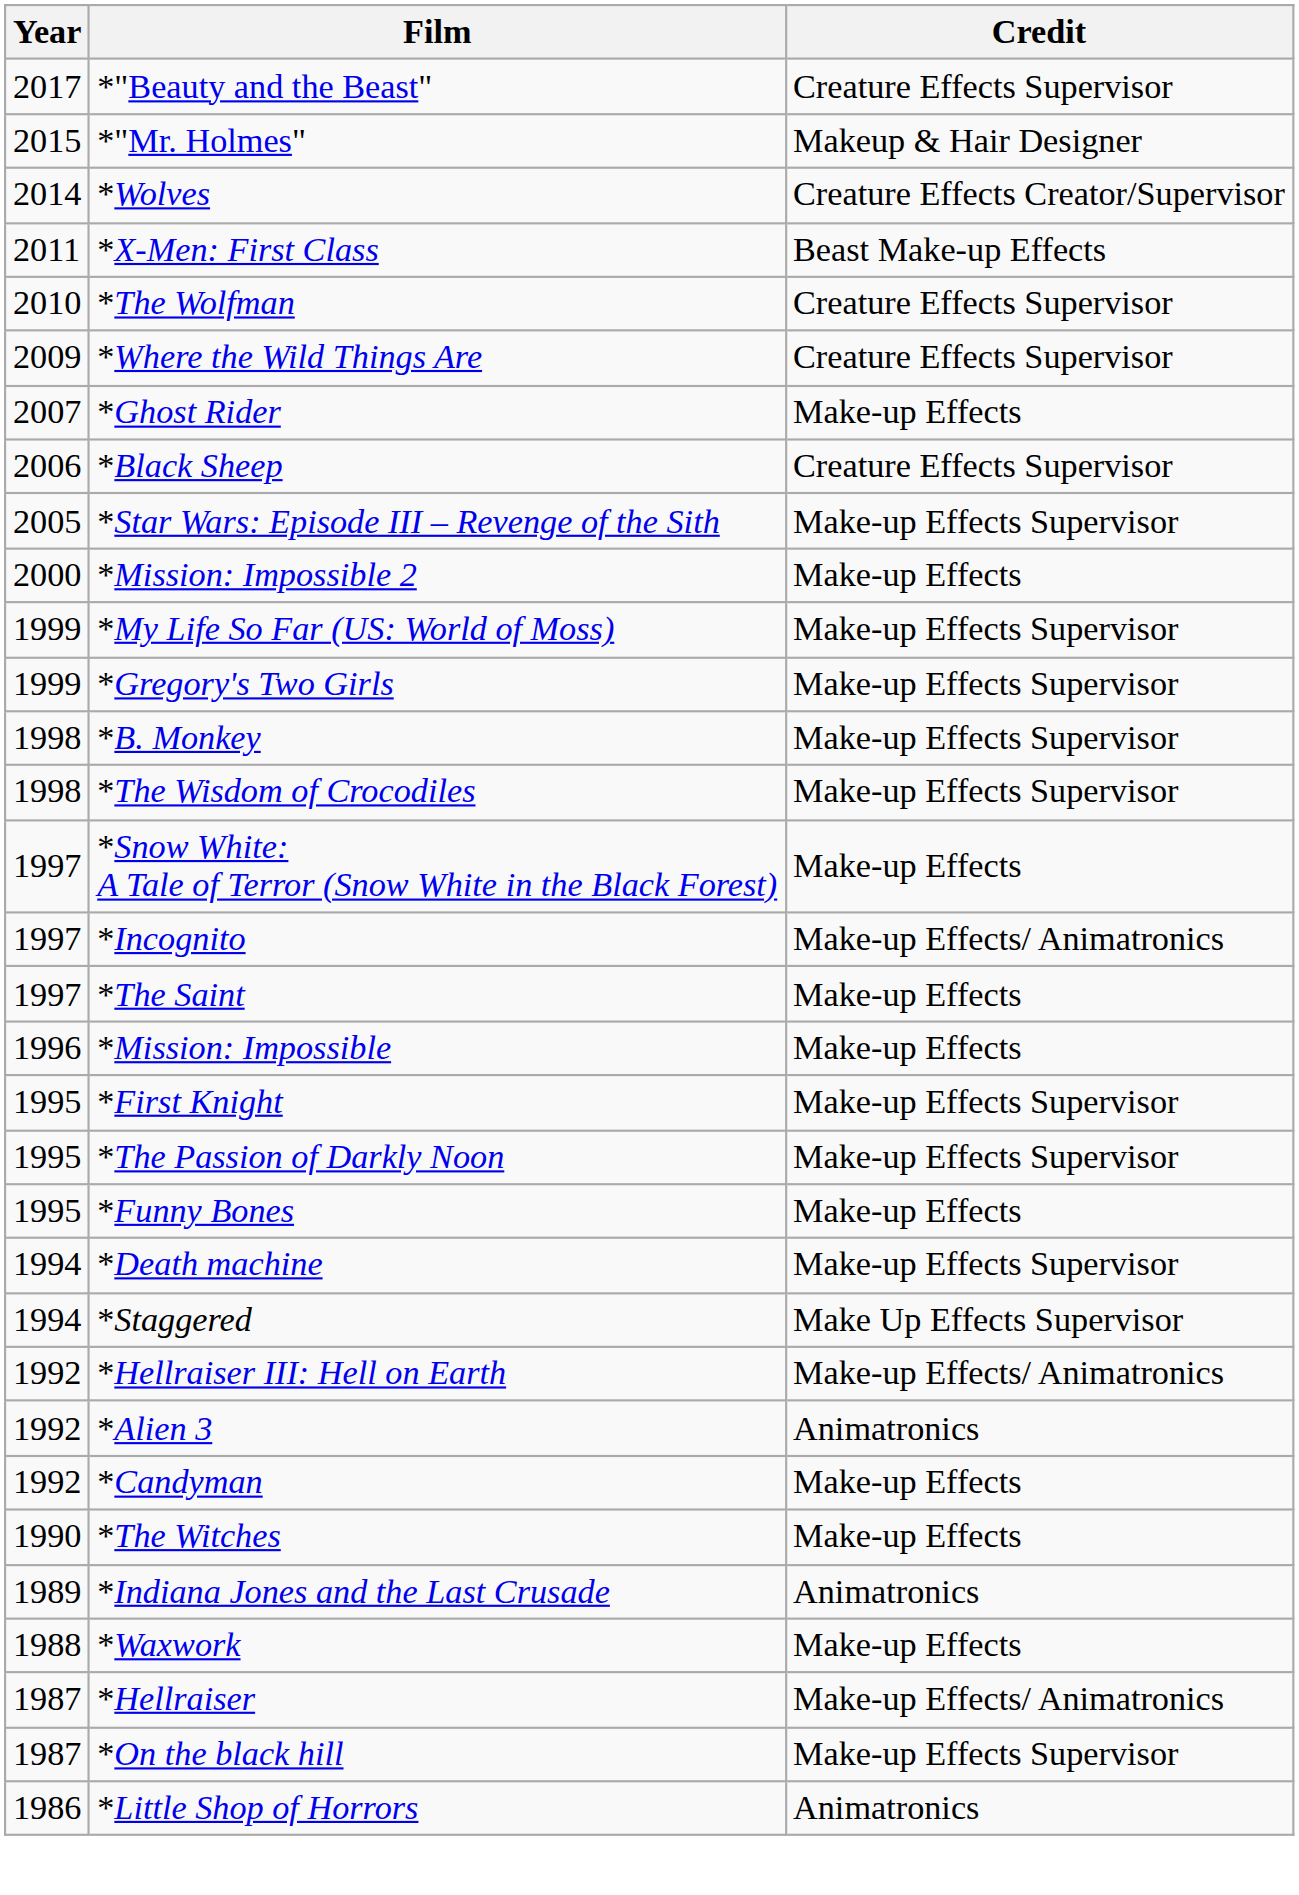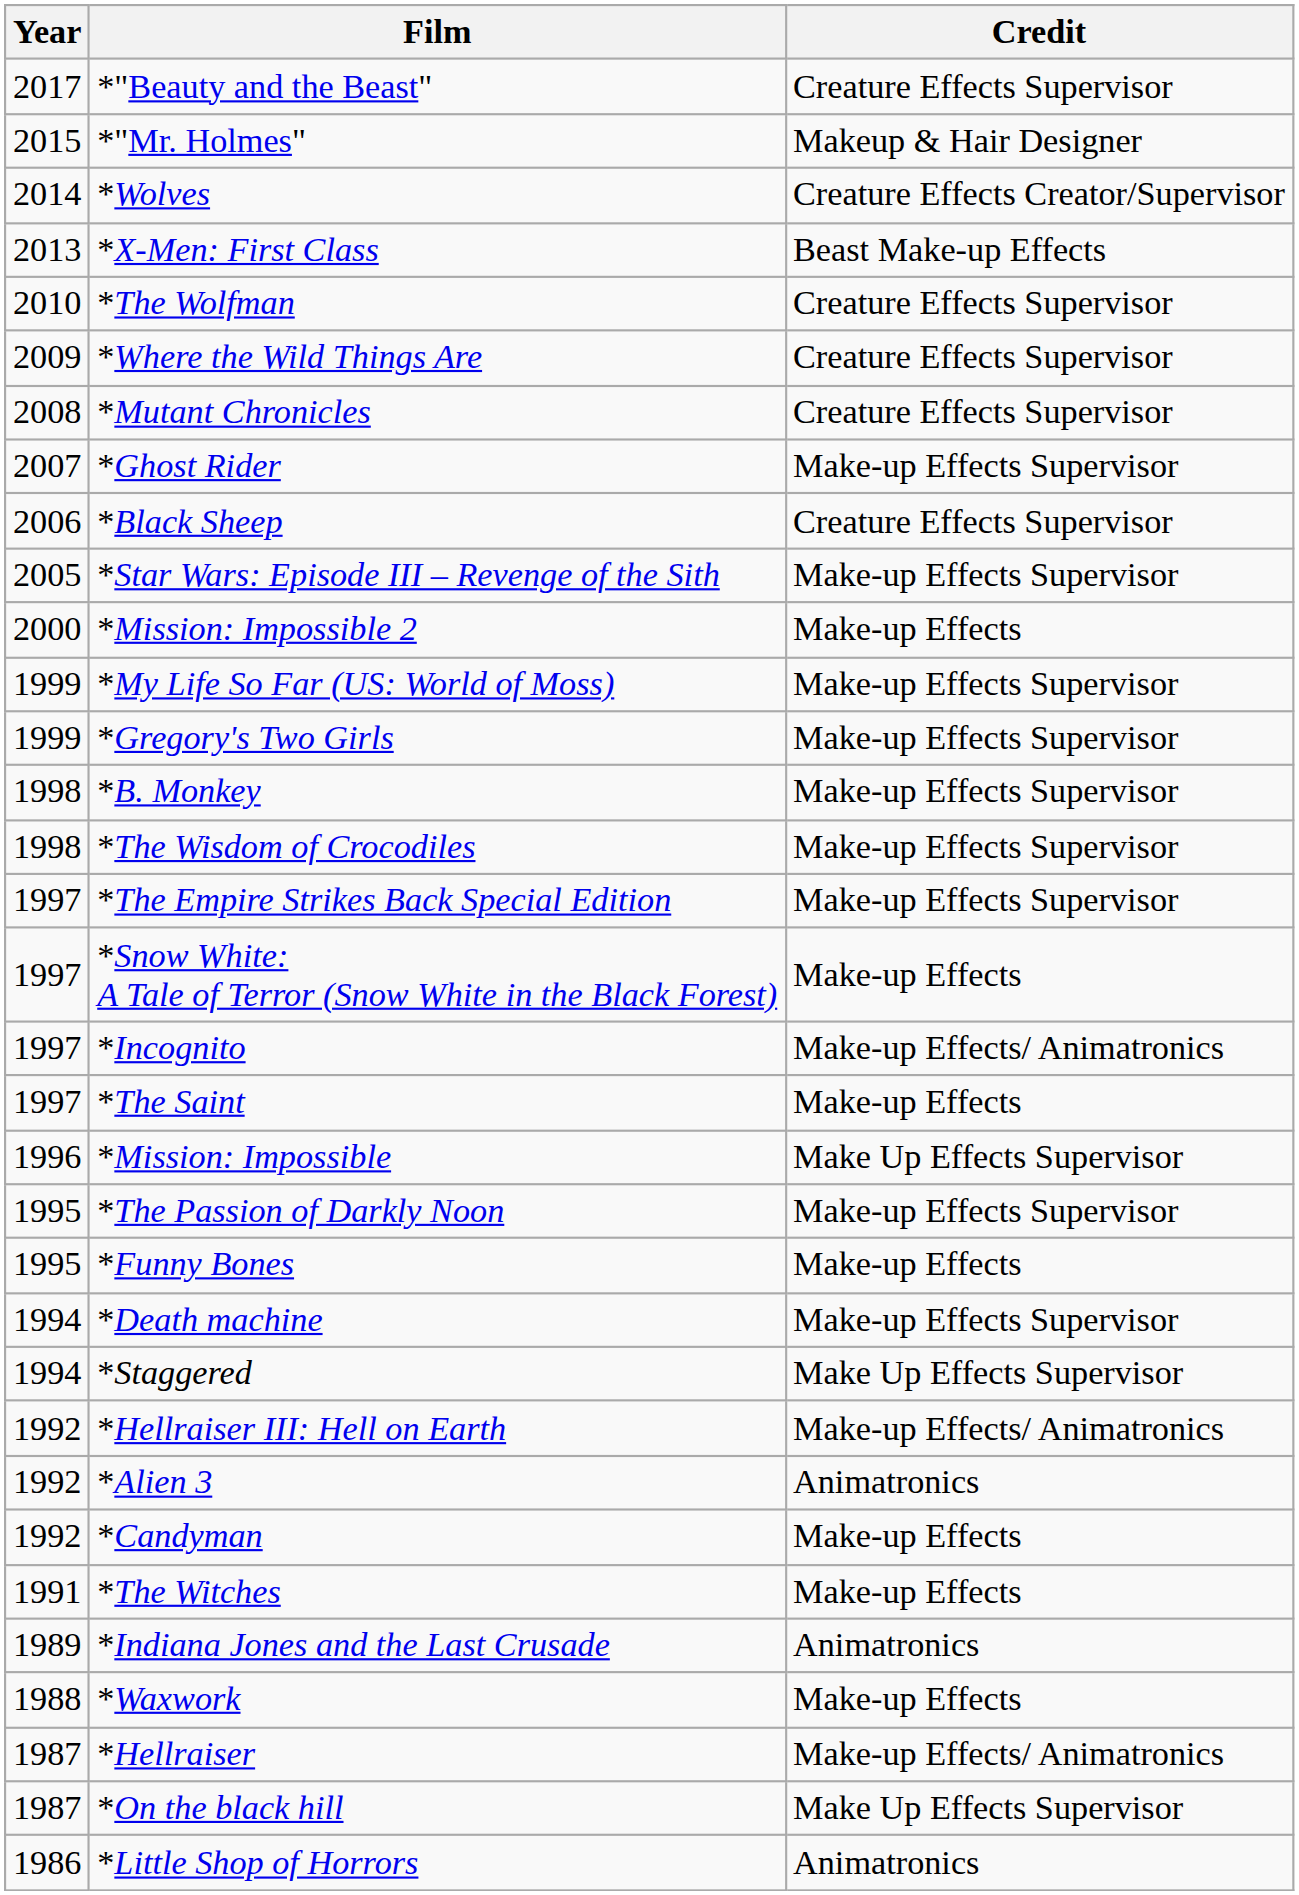(47, 248) 2011 -> (47, 248) 2013
+ row: (234, 411)
(907, 411) Make-up Effects -> (986, 466) Make-up Effects Supervisor
+ row: (384, 900)
(907, 1047) Make-up Effects -> (988, 1156) Make Up Effects Supervisor
- row: (190, 1101)
(47, 1536) 1990 -> (47, 1590) 1991
(986, 1753) Make-up Effects Supervisor -> (988, 1807) Make Up Effects Supervisor
